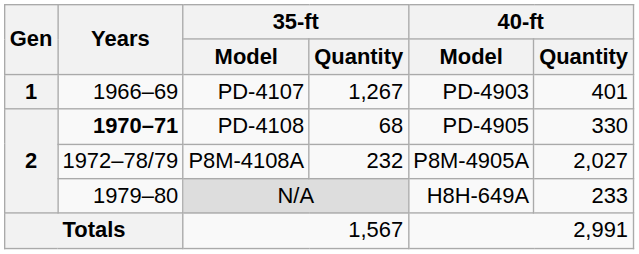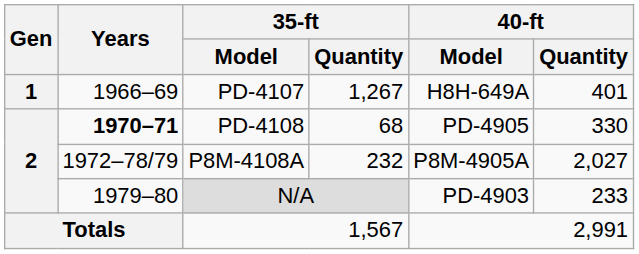(486, 91) PD-4903 -> (478, 91) H8H-649A
(478, 195) H8H-649A -> (486, 195) PD-4903
